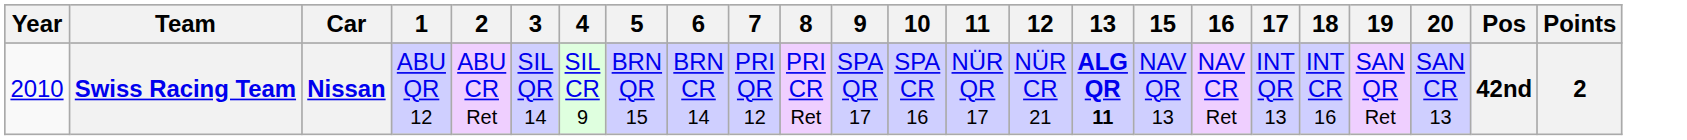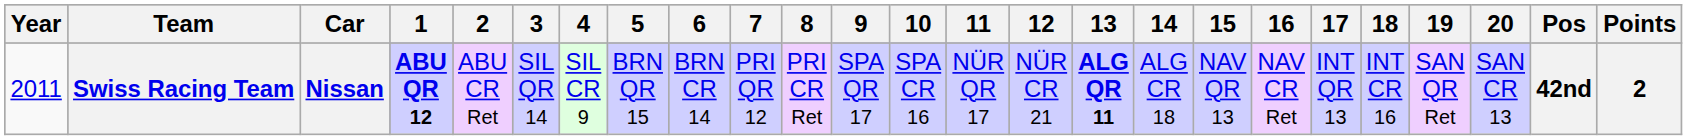+ column: (1164, 24)
(37, 88) 2010 -> (36, 88) 2011
(421, 88) normal -> (421, 88) bold
